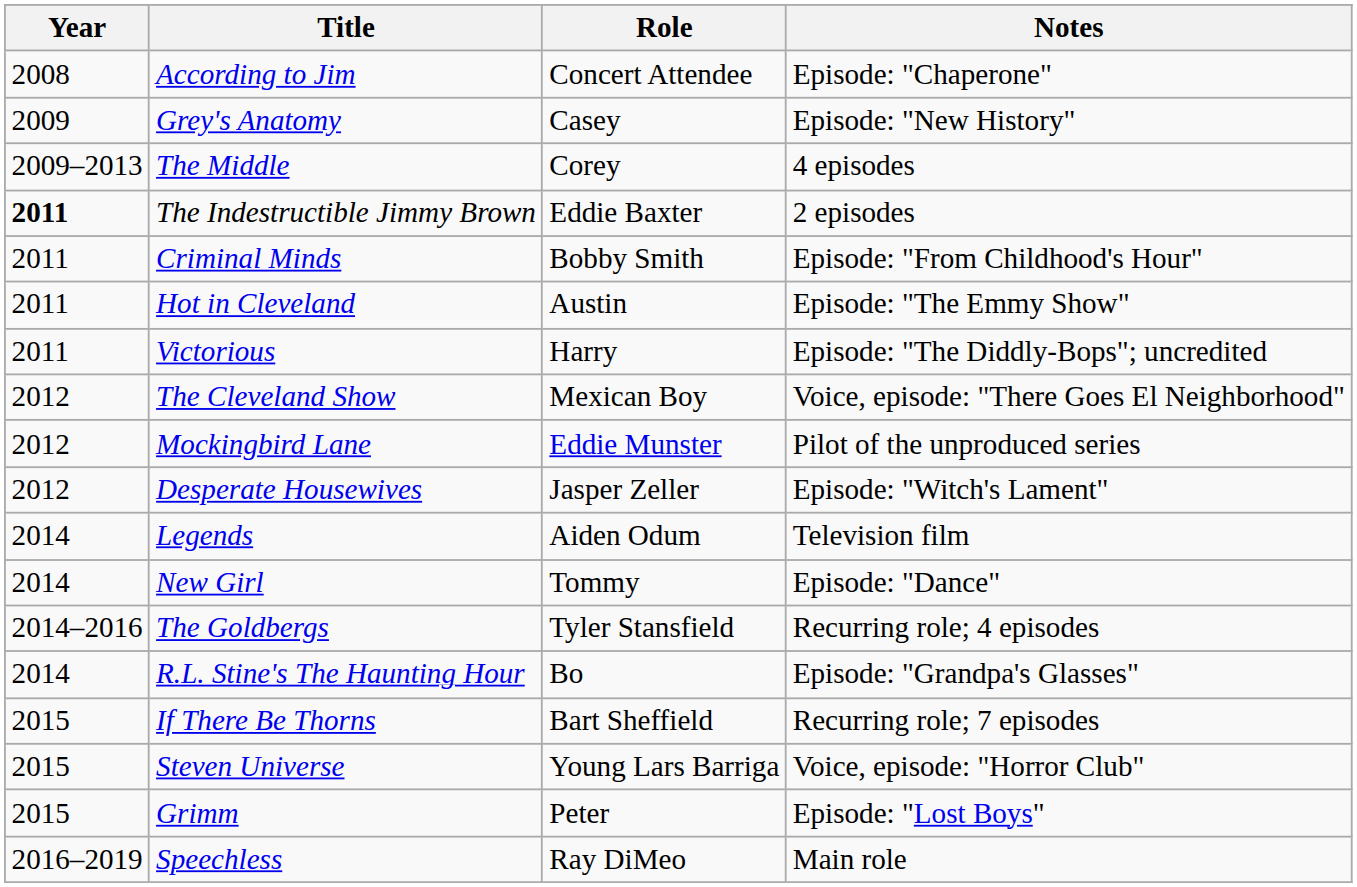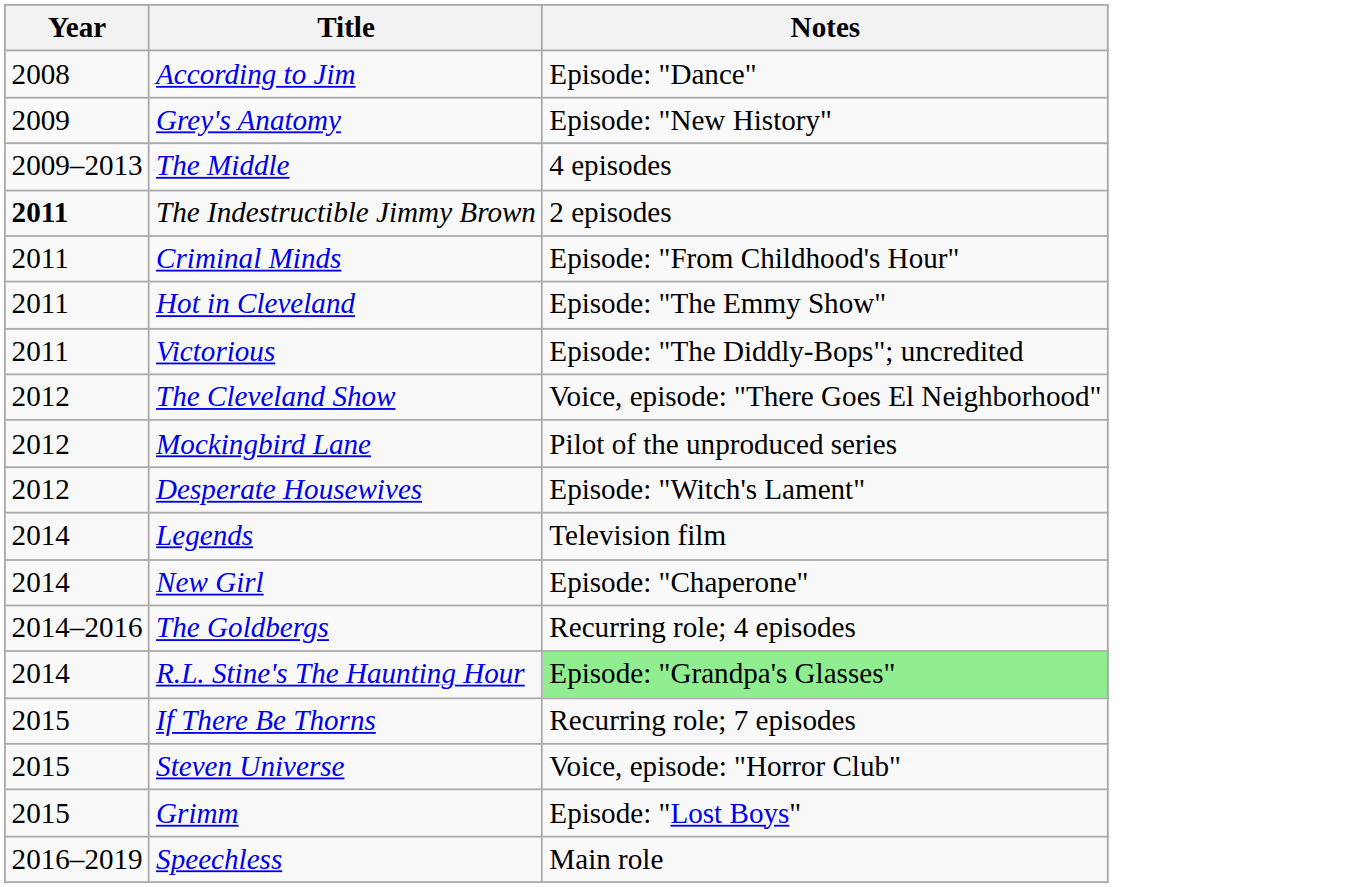- column: (664, 27)
(922, 73) Episode: "Chaperone" -> (653, 73) Episode: "Dance"
(896, 581) Episode: "Dance" -> (679, 581) Episode: "Chaperone"
(966, 674) no background -> (722, 674) lightgreen background
